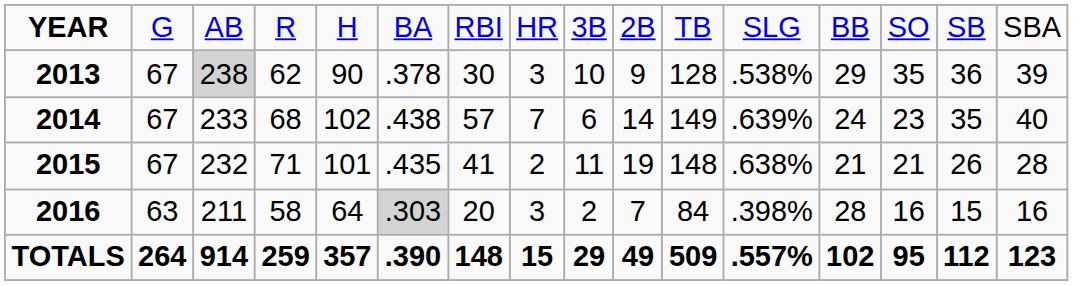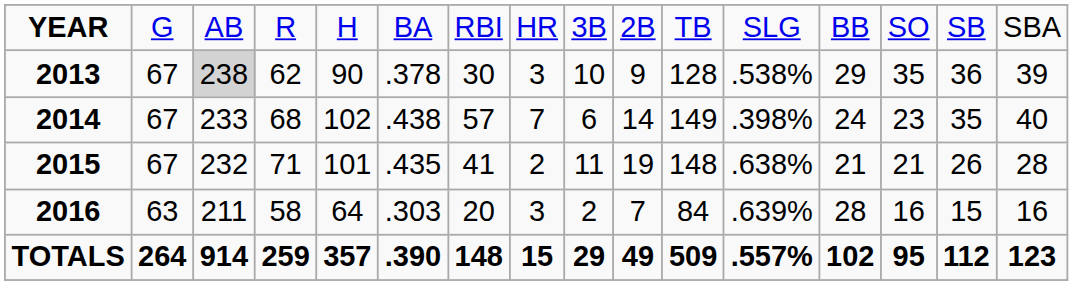(772, 119) .639% -> (772, 119) .398%
(413, 211) lightgrey background -> (413, 211) no background
(772, 211) .398% -> (772, 211) .639%
